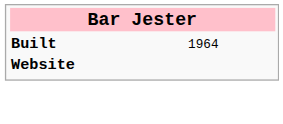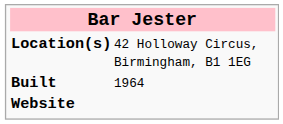+ row: (61, 45)
